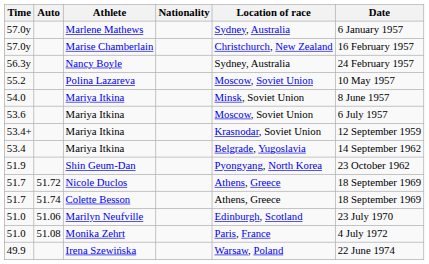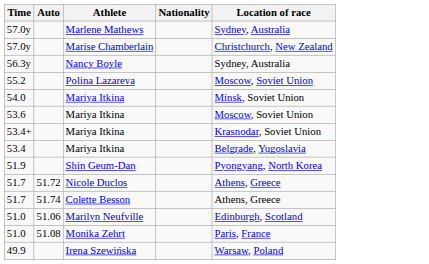- column: (379, 13)
